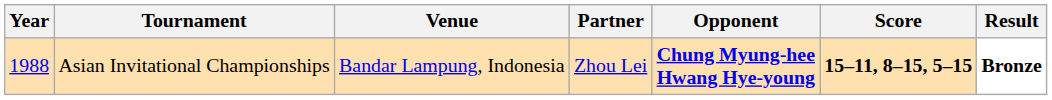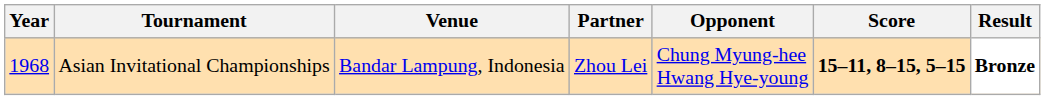(29, 65) 1988 -> (29, 65) 1968
(736, 65) bold -> (732, 65) normal
